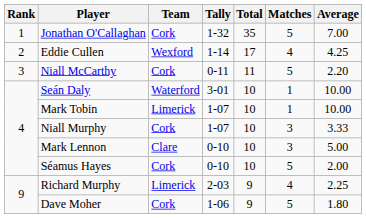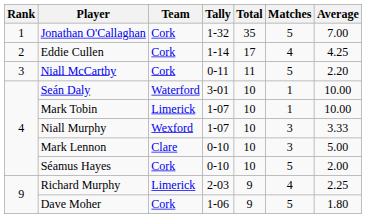(172, 52) Wexford -> (163, 52) Cork
(163, 128) Cork -> (172, 128) Wexford
